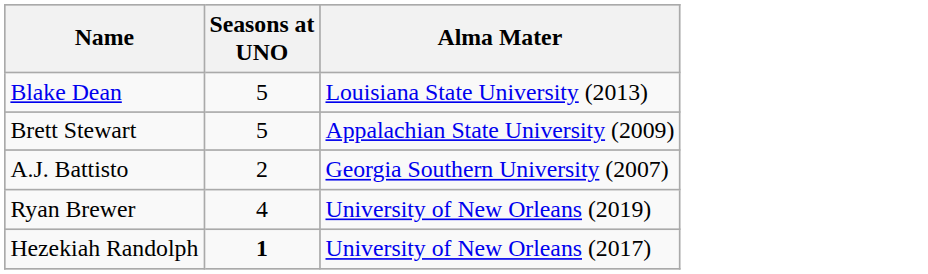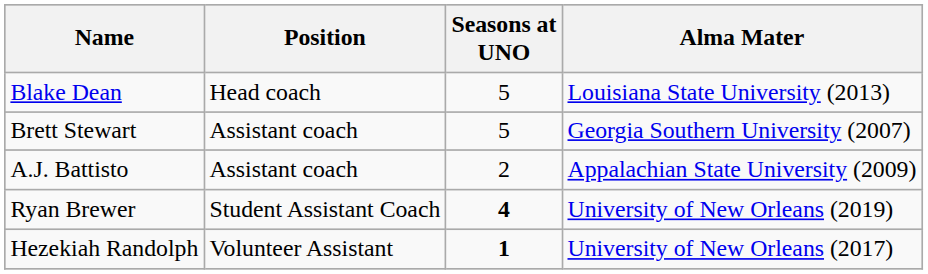+ column: (325, 38)
(500, 130) Appalachian State University (2009) -> (739, 130) Georgia Southern University (2007)
(497, 170) Georgia Southern University (2007) -> (742, 170) Appalachian State University (2009)
(262, 209) normal -> (504, 209) bold
